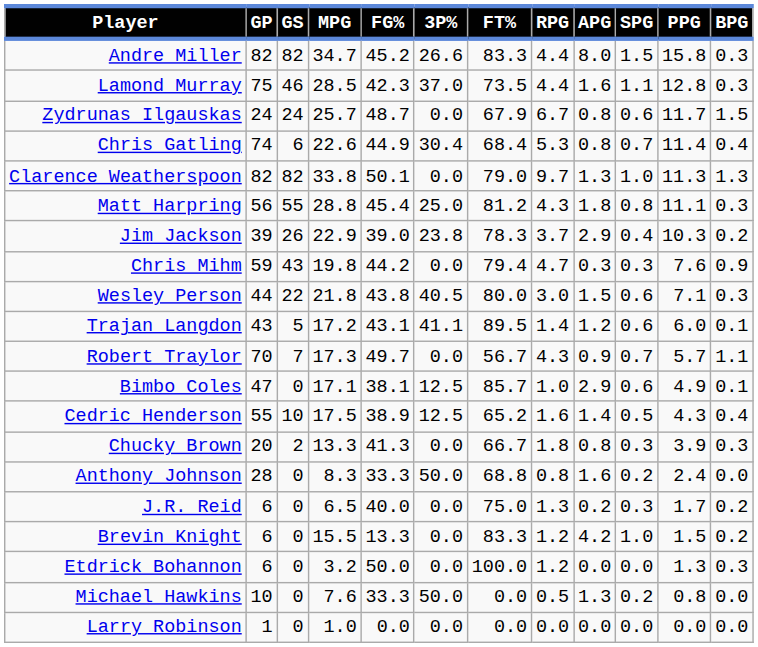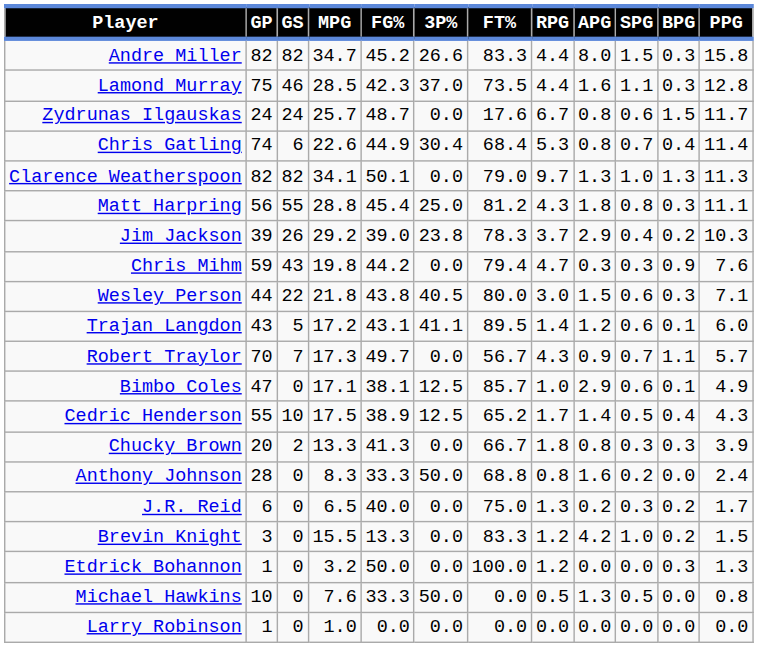columns swapped: (732, 23) <-> (684, 23)
(505, 116) 67.9 -> (505, 116) 17.6
(335, 176) 33.8 -> (335, 176) 34.1
(335, 236) 22.9 -> (335, 236) 29.2
(553, 417) 1.6 -> (553, 417) 1.7
(267, 537) 6 -> (267, 537) 3
(267, 567) 6 -> (267, 567) 1
(637, 597) 0.2 -> (637, 597) 0.5
